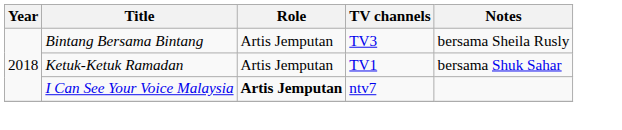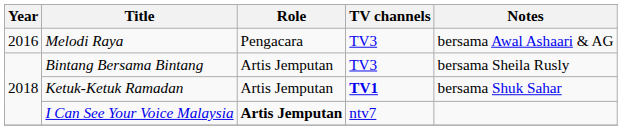+ row: (84, 40)
(363, 64) normal -> (364, 88) bold
